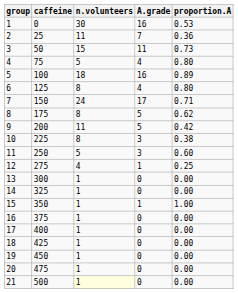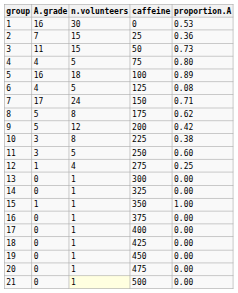columns swapped: (53, 11) <-> (154, 11)
(81, 37) 11 -> (76, 37) 15
(78, 88) 8 -> (73, 88) 5
(184, 88) 0.80 -> (184, 88) 0.08
(81, 127) 11 -> (76, 127) 12
